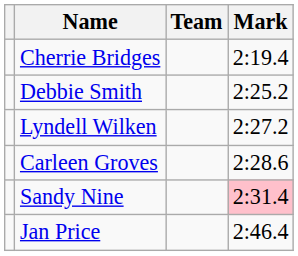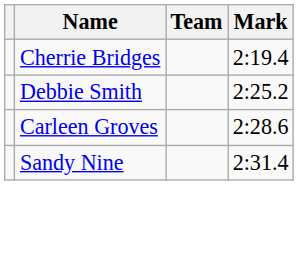- row: (88, 127)
(261, 197) pink background -> (261, 162) no background
- row: (60, 232)
